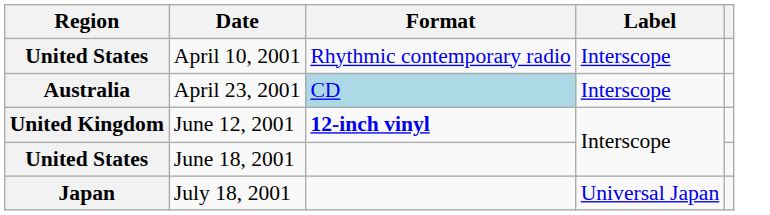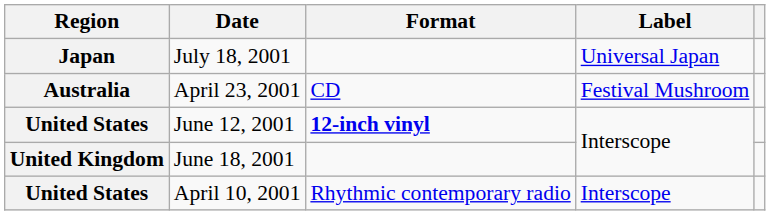rows swapped: (237, 55) <-> (232, 192)
(325, 90) lightblue background -> (325, 90) no background
(626, 90) Interscope -> (665, 90) Festival Mushroom
(87, 124) United Kingdom -> (87, 124) United States
(87, 158) United States -> (87, 158) United Kingdom
